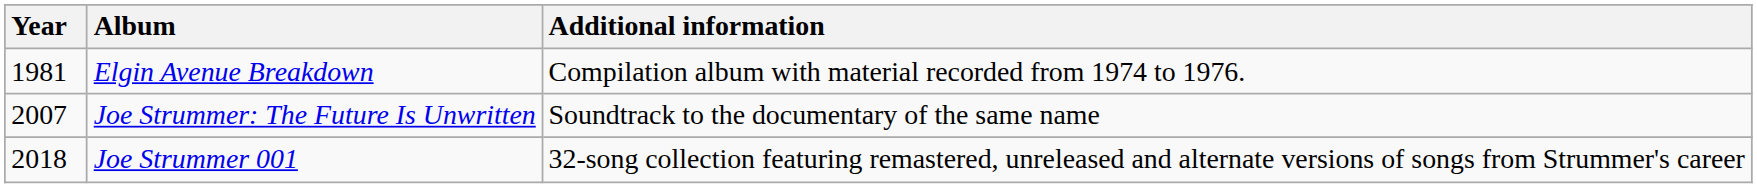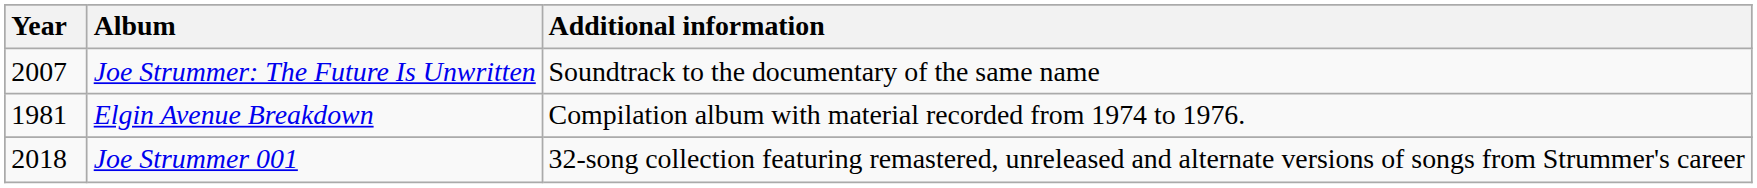rows swapped: (234, 70) <-> (315, 114)
